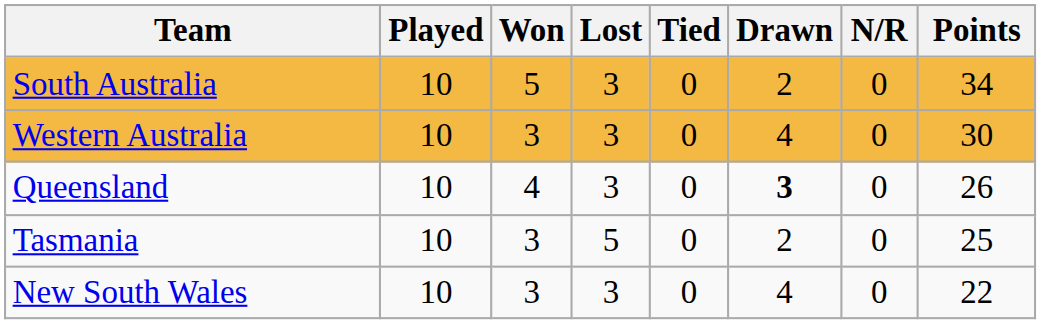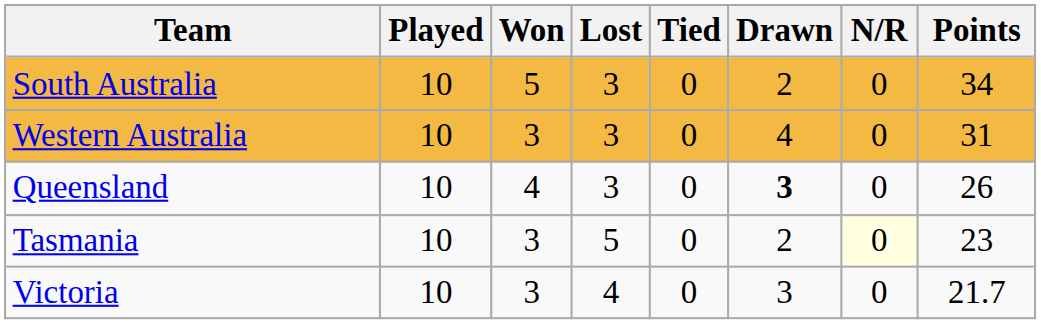(977, 135) 30 -> (977, 135) 31
(879, 239) no background -> (879, 239) lightyellow background
(977, 239) 25 -> (977, 239) 23
- row: (130, 291)
+ row: (66, 291)
